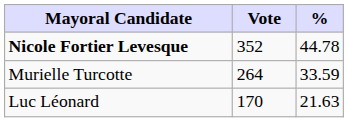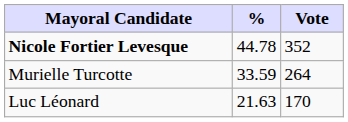columns swapped: (264, 18) <-> (320, 18)
